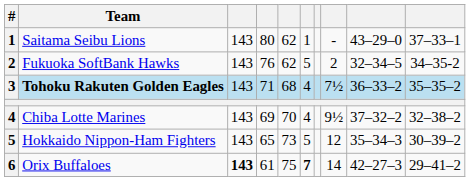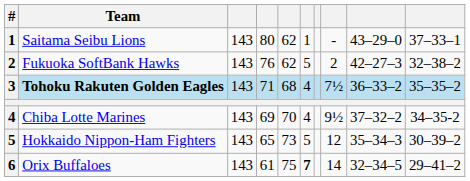(376, 63) 32–34–5 -> (376, 63) 42–27–3
(435, 63) 34–35-2 -> (435, 63) 32–38–2
(435, 117) 32–38–2 -> (435, 117) 34–35-2
(242, 164) bold -> (242, 164) normal
(376, 164) 42–27–3 -> (376, 164) 32–34–5
